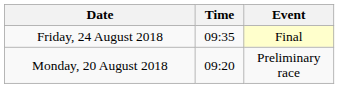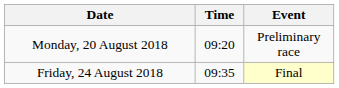rows swapped: (100, 65) <-> (100, 36)
